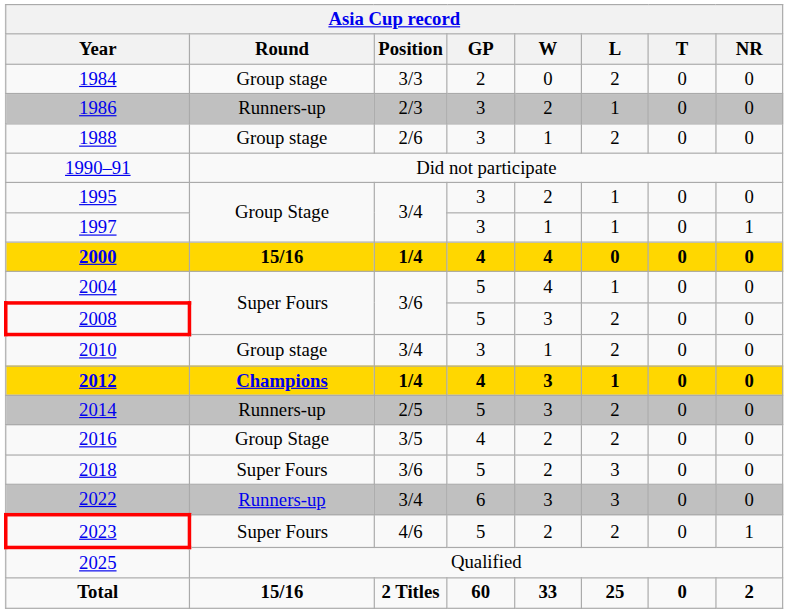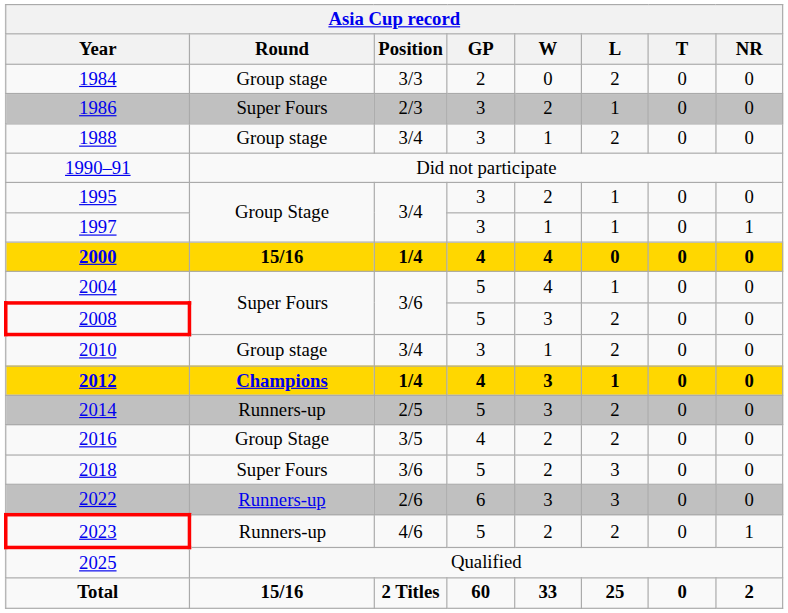(282, 108) Runners-up -> (282, 108) Super Fours
(411, 138) 2/6 -> (411, 138) 3/4
(411, 499) 3/4 -> (411, 499) 2/6
(283, 531) Super Fours -> (283, 531) Runners-up
